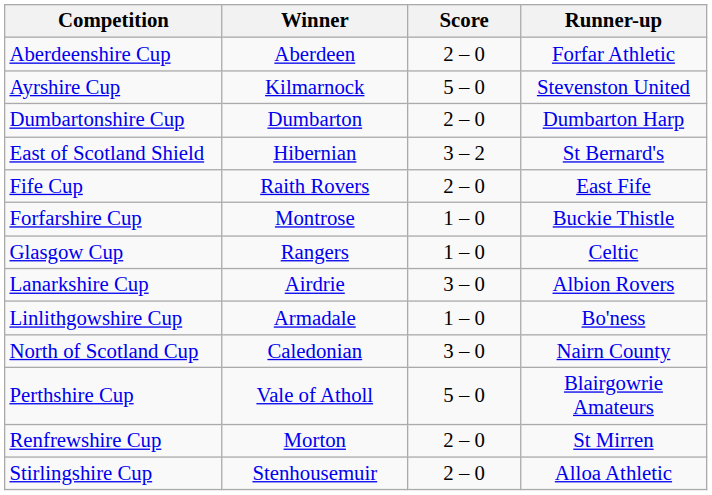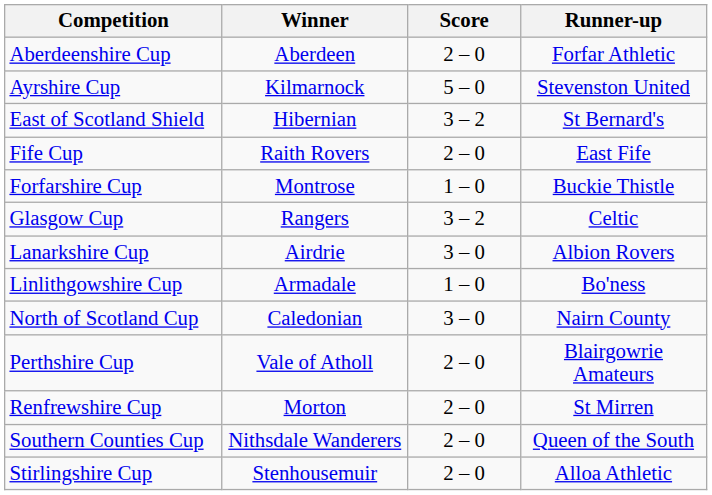- row: (97, 119)
(464, 251) 1 – 0 -> (464, 218) 3 – 2
(464, 395) 5 – 0 -> (464, 362) 2 – 0
+ row: (107, 440)
